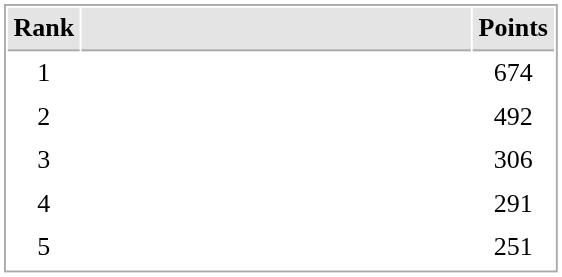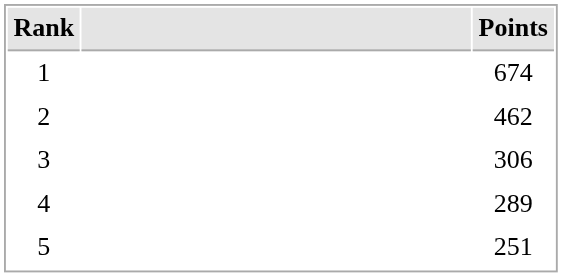(513, 116) 492 -> (513, 116) 462
(513, 203) 291 -> (513, 203) 289
